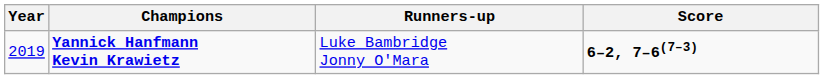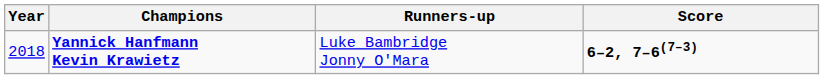(27, 52) 2019 -> (27, 52) 2018
